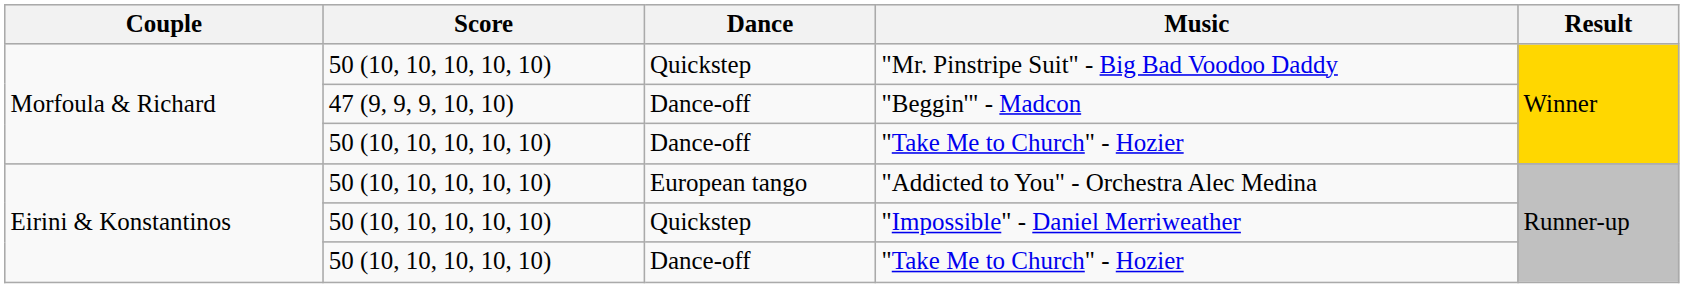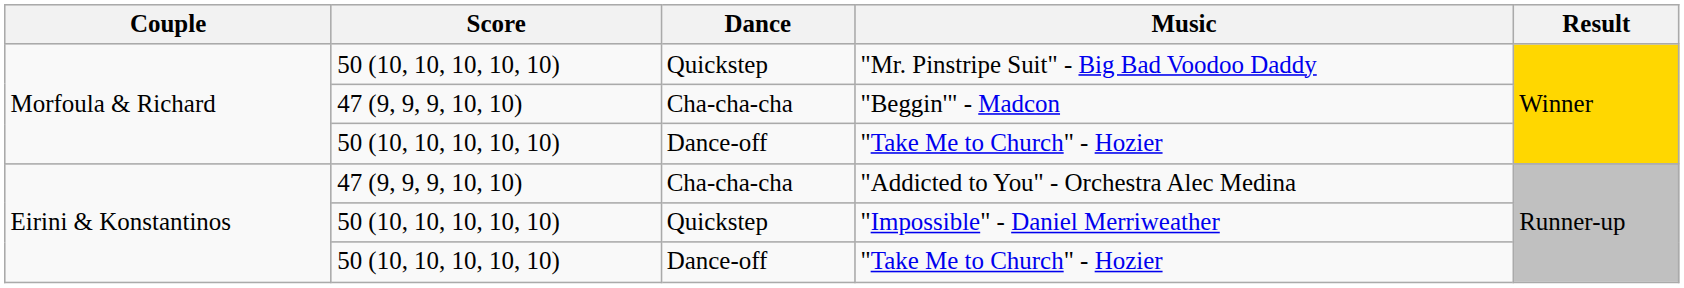(700, 103) Dance-off -> (730, 103) Cha-cha-cha
(440, 182) 50 (10, 10, 10, 10, 10) -> (430, 182) 47 (9, 9, 9, 10, 10)
(729, 182) European tango -> (730, 182) Cha-cha-cha
